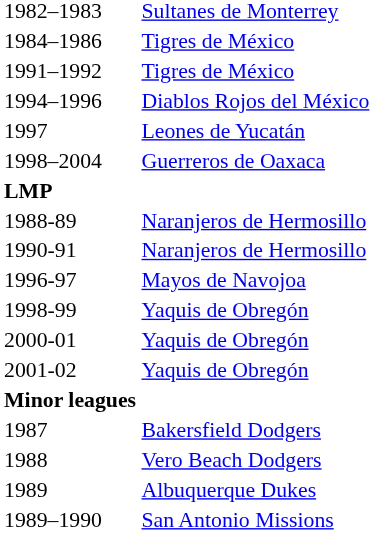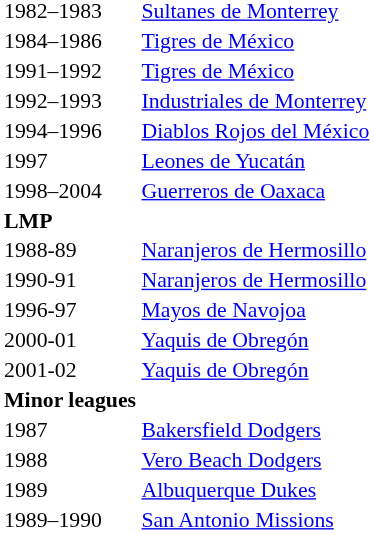+ row: (53, 100)
- row: (40, 310)
